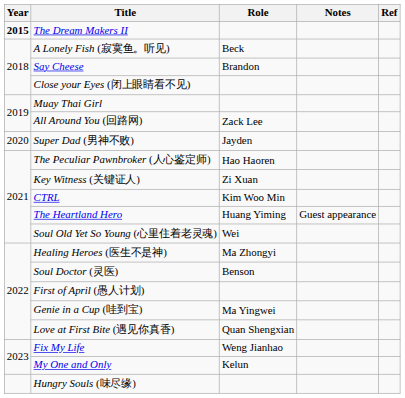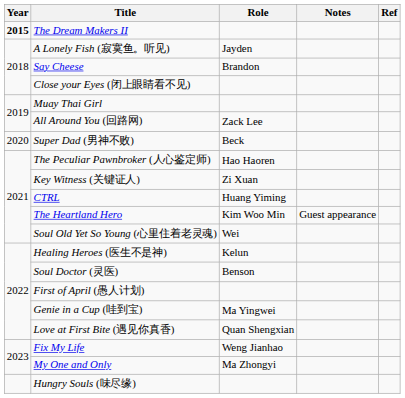(233, 48) Beck -> (237, 48) Jayden
(237, 141) Jayden -> (233, 141) Beck
(253, 197) Kim Woo Min -> (254, 197) Huang Yiming
(254, 215) Huang Yiming -> (253, 215) Kim Woo Min
(249, 252) Ma Zhongyi -> (235, 252) Kelun
(235, 365) Kelun -> (249, 365) Ma Zhongyi
